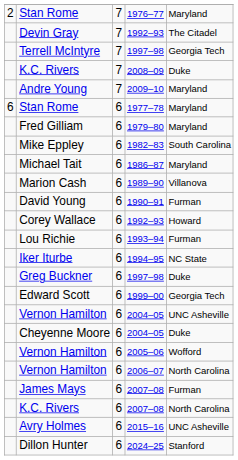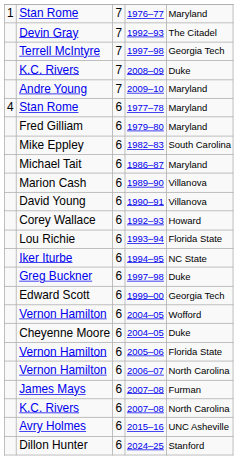(10, 13) 2 -> (10, 13) 1
(10, 107) 6 -> (10, 107) 4
(185, 202) Furman -> (188, 202) Villanova
(185, 239) Furman -> (195, 239) Florida State
(199, 314) UNC Asheville -> (185, 314) Wofford
(185, 352) Wofford -> (195, 352) Florida State
